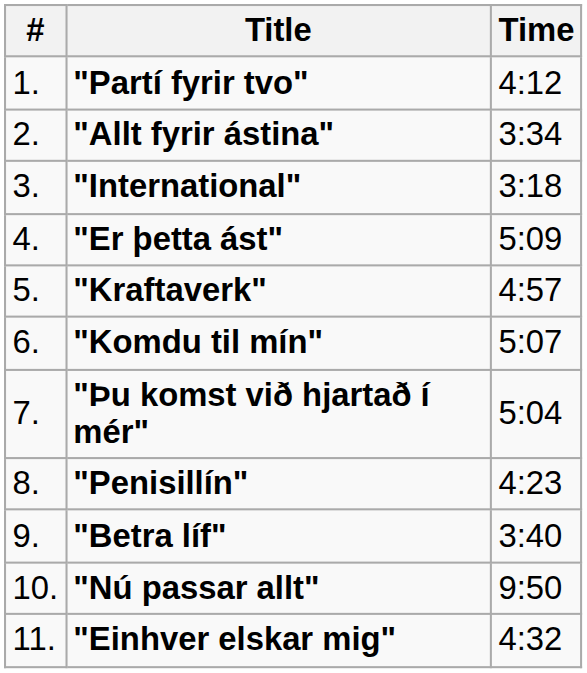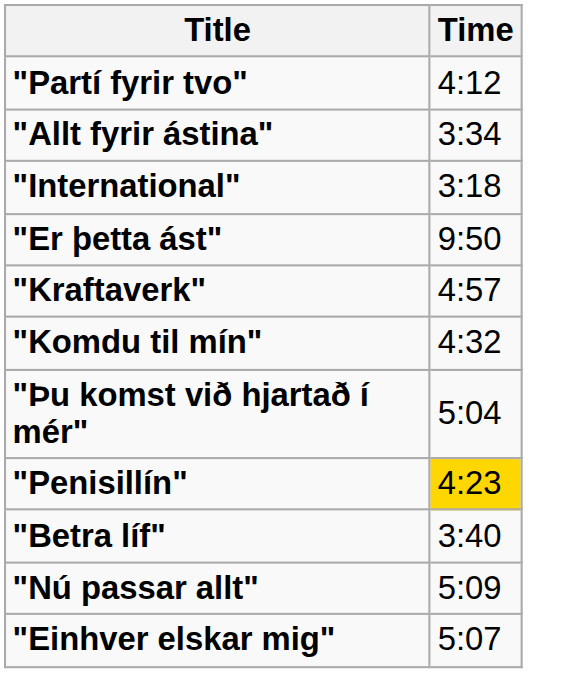- column: (35, 30)
(530, 238) 5:09 -> (470, 238) 9:50
(530, 342) 5:07 -> (470, 342) 4:32
(530, 483) no background -> (470, 483) gold background
(530, 587) 9:50 -> (470, 587) 5:09
(530, 639) 4:32 -> (470, 639) 5:07
